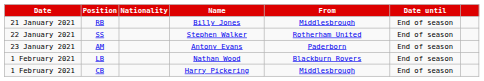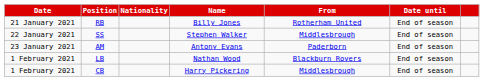(327, 22) Middlesbrough -> (327, 22) Rotherham United
(327, 34) Rotherham United -> (327, 34) Middlesbrough
